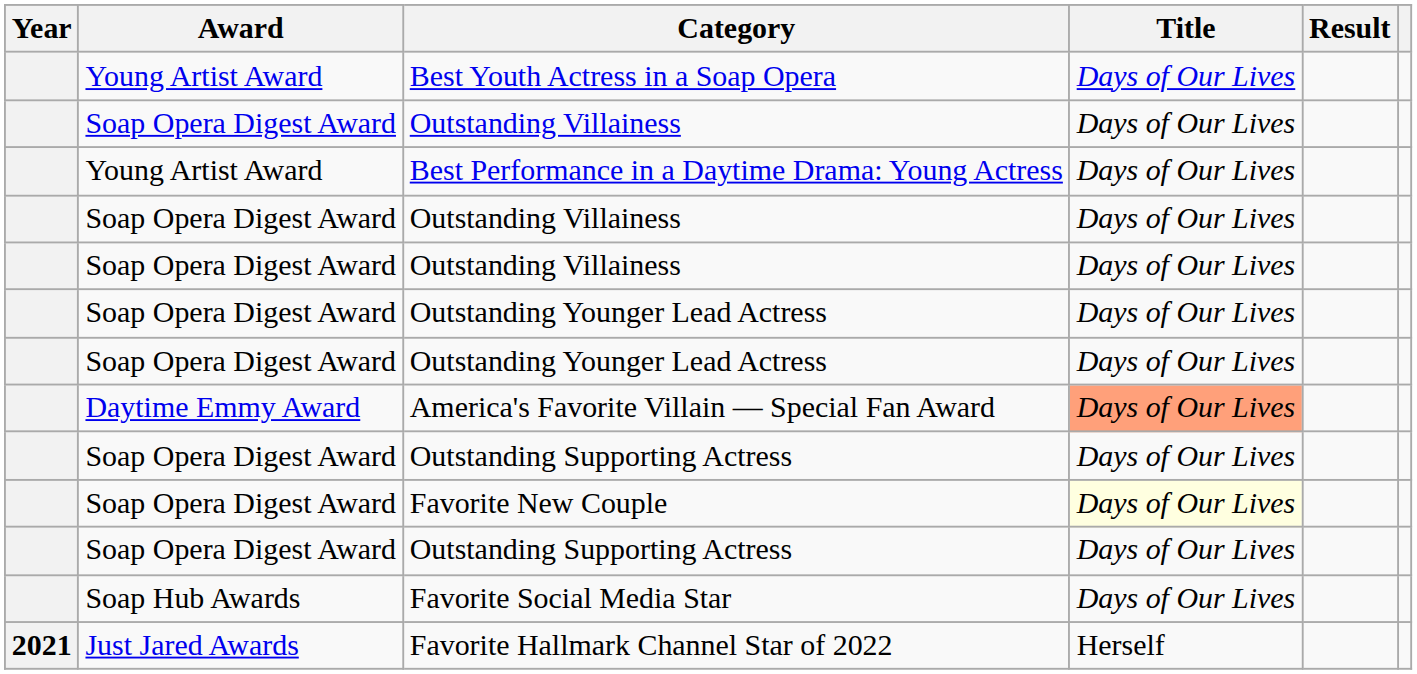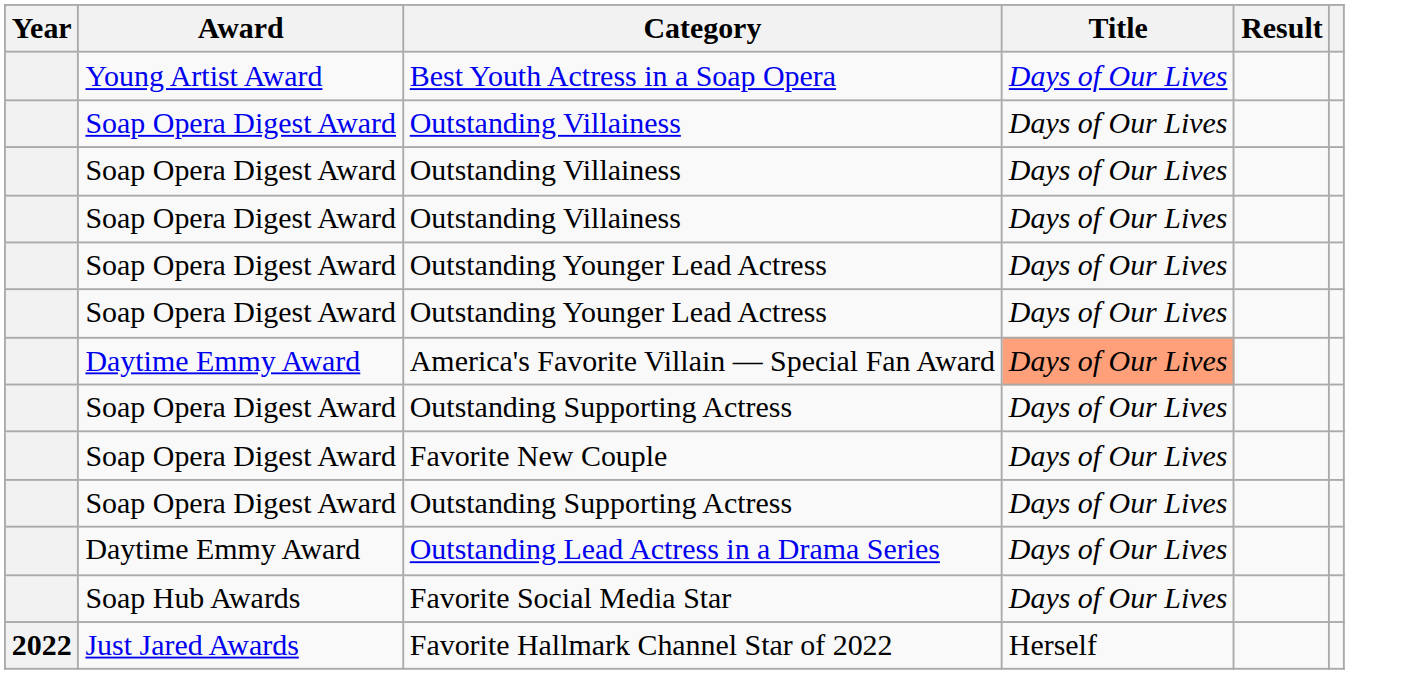- row: (204, 170)
(1186, 502) lightyellow background -> (1118, 455) no background
+ row: (223, 550)
(42, 645) 2021 -> (42, 645) 2022
